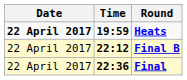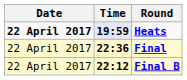(113, 31) no background -> (113, 31) lavender background
rows swapped: (157, 48) <-> (150, 66)
